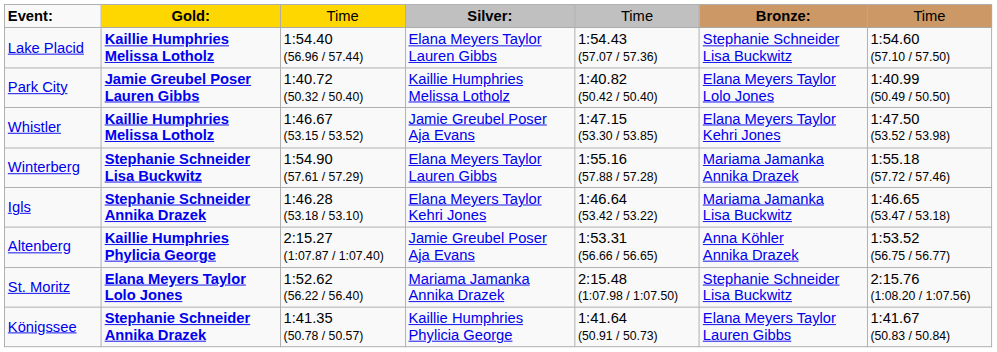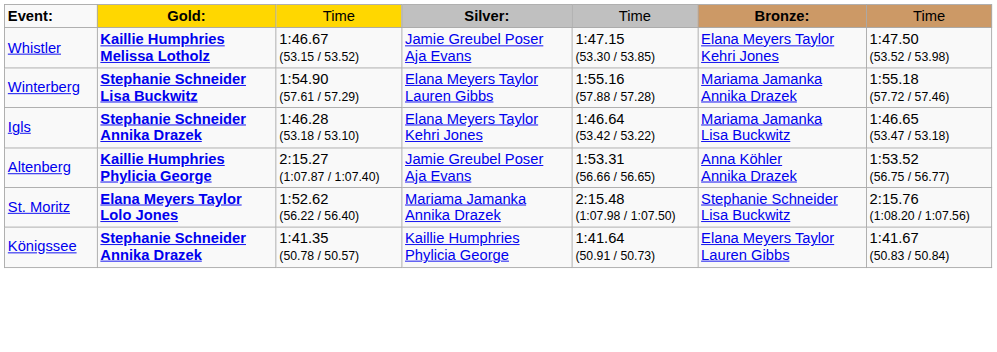- row: (46, 47)
- row: (38, 87)
